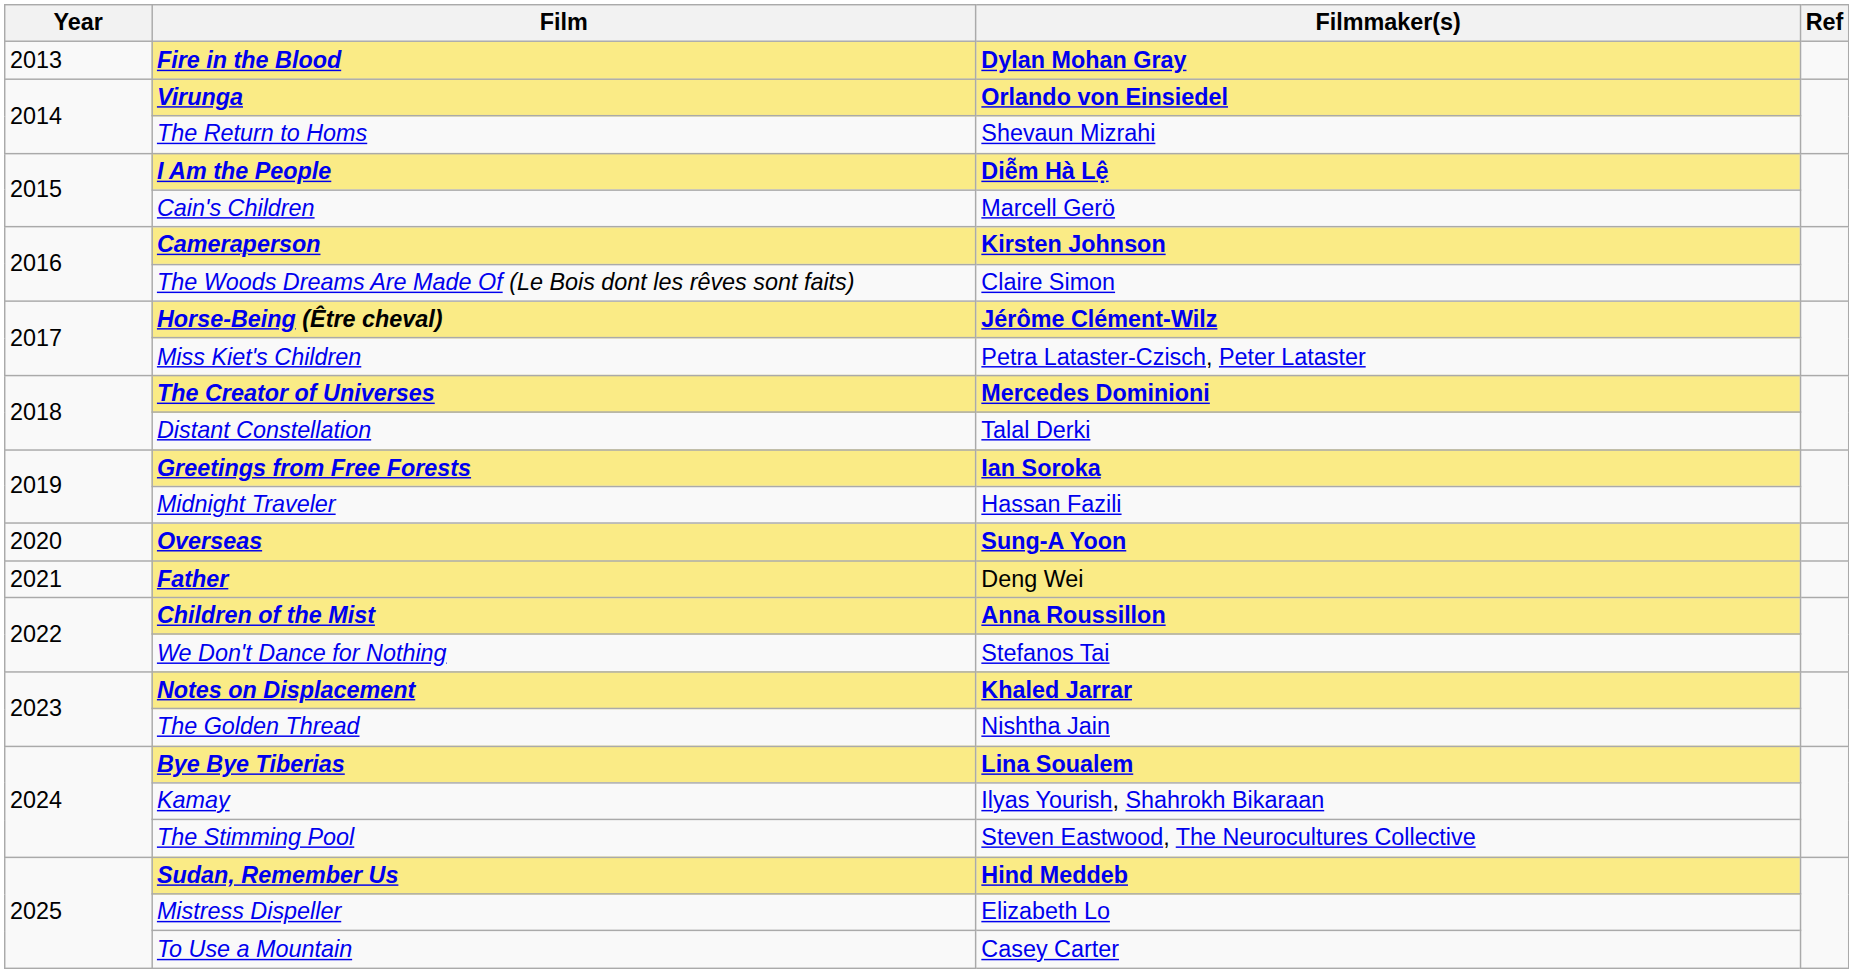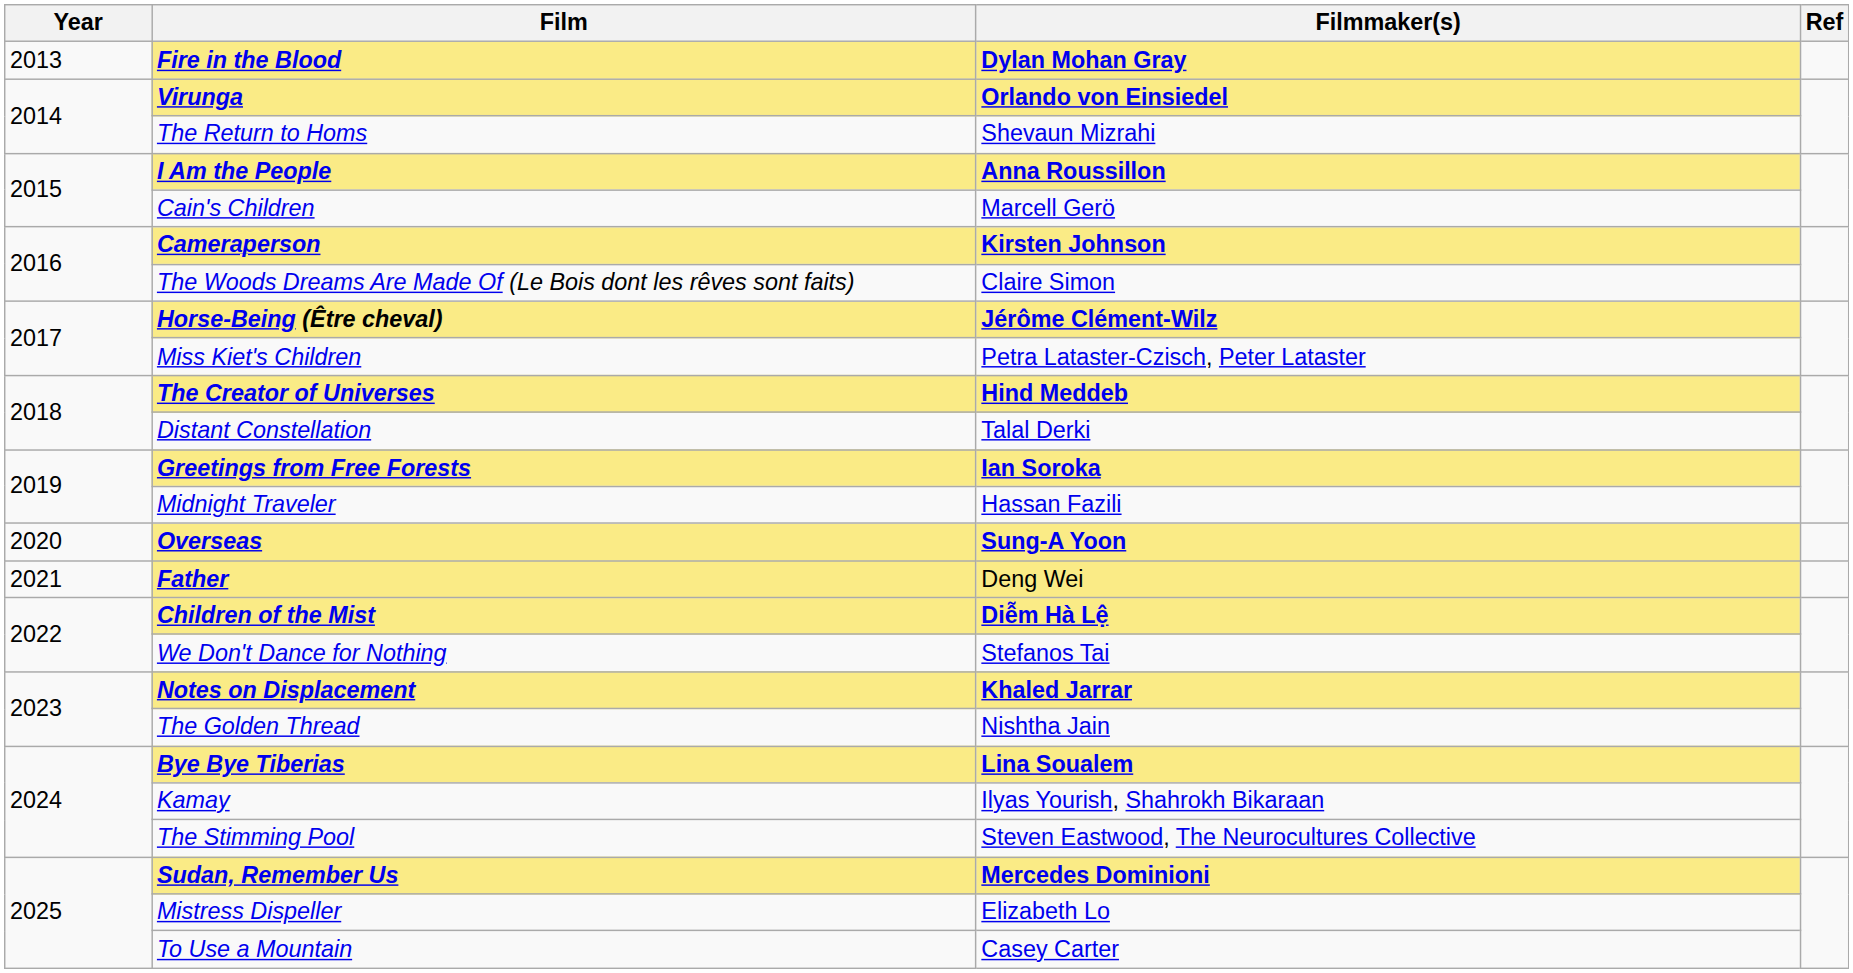(1045, 171) Diễm Hà Lệ -> (1074, 171) Anna Roussillon
(1096, 393) Mercedes Dominioni -> (1055, 393) Hind Meddeb
(1074, 615) Anna Roussillon -> (1045, 615) Diễm Hà Lệ
(1055, 875) Hind Meddeb -> (1096, 875) Mercedes Dominioni
